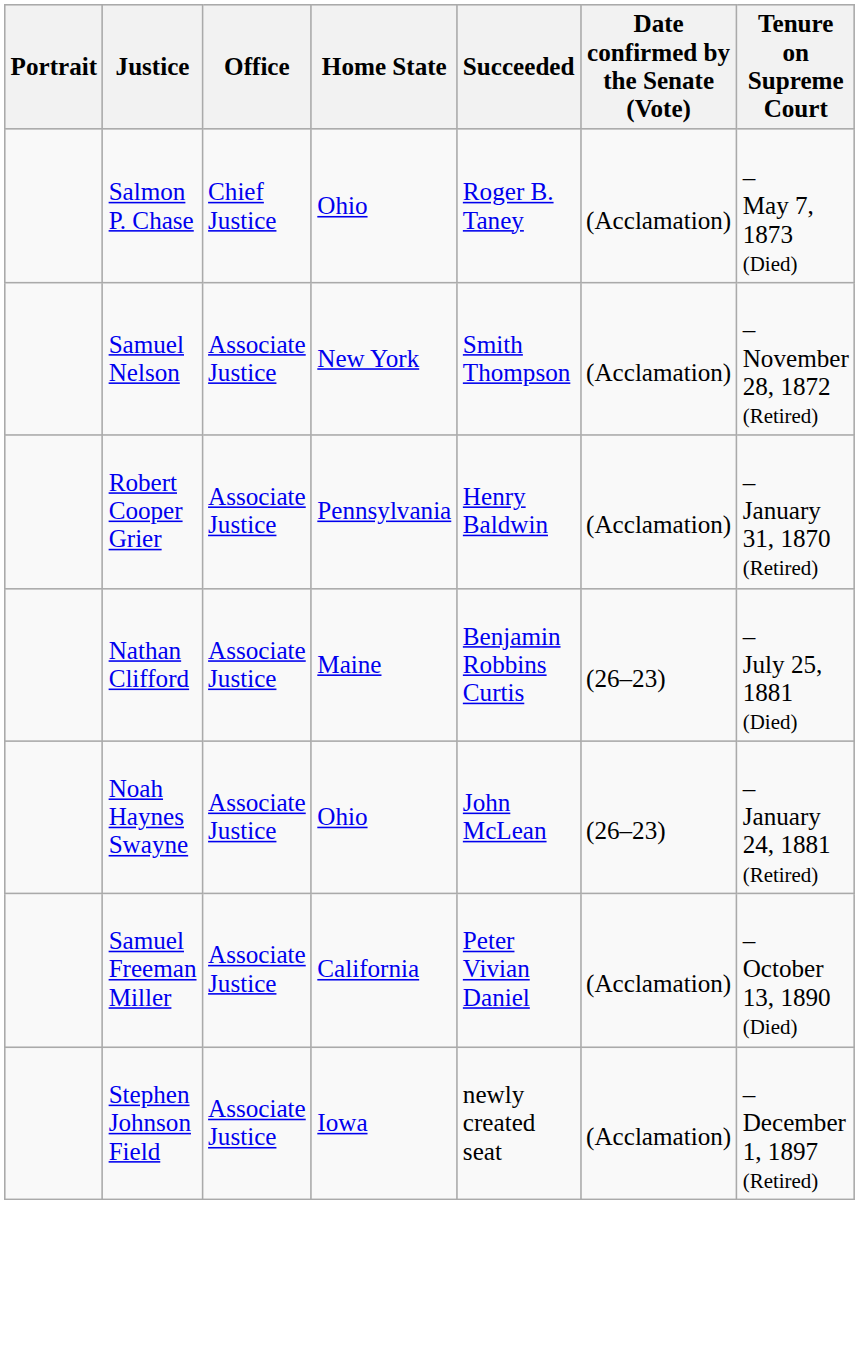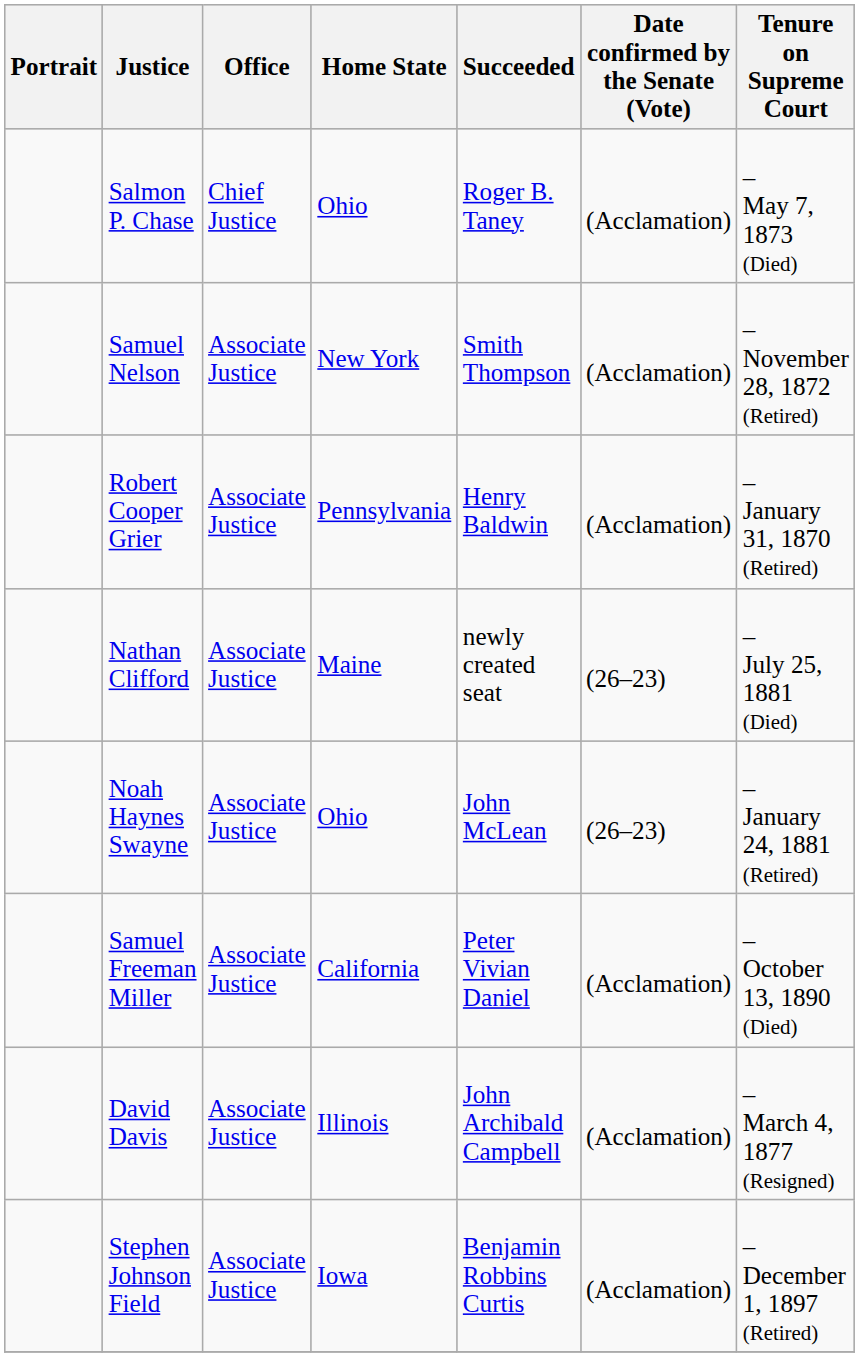(512, 664) Benjamin Robbins Curtis -> (499, 664) newly created seat
+ row: (139, 1122)
(499, 1122) newly created seat -> (512, 1275) Benjamin Robbins Curtis
